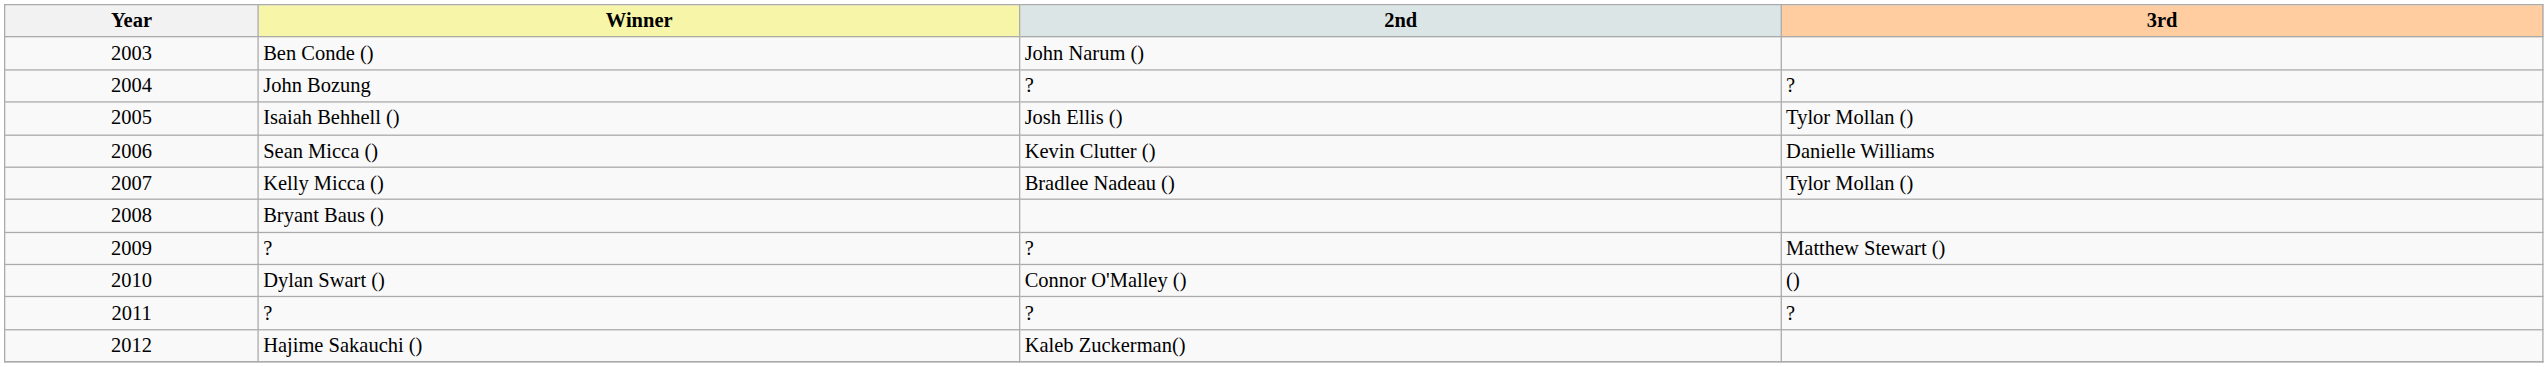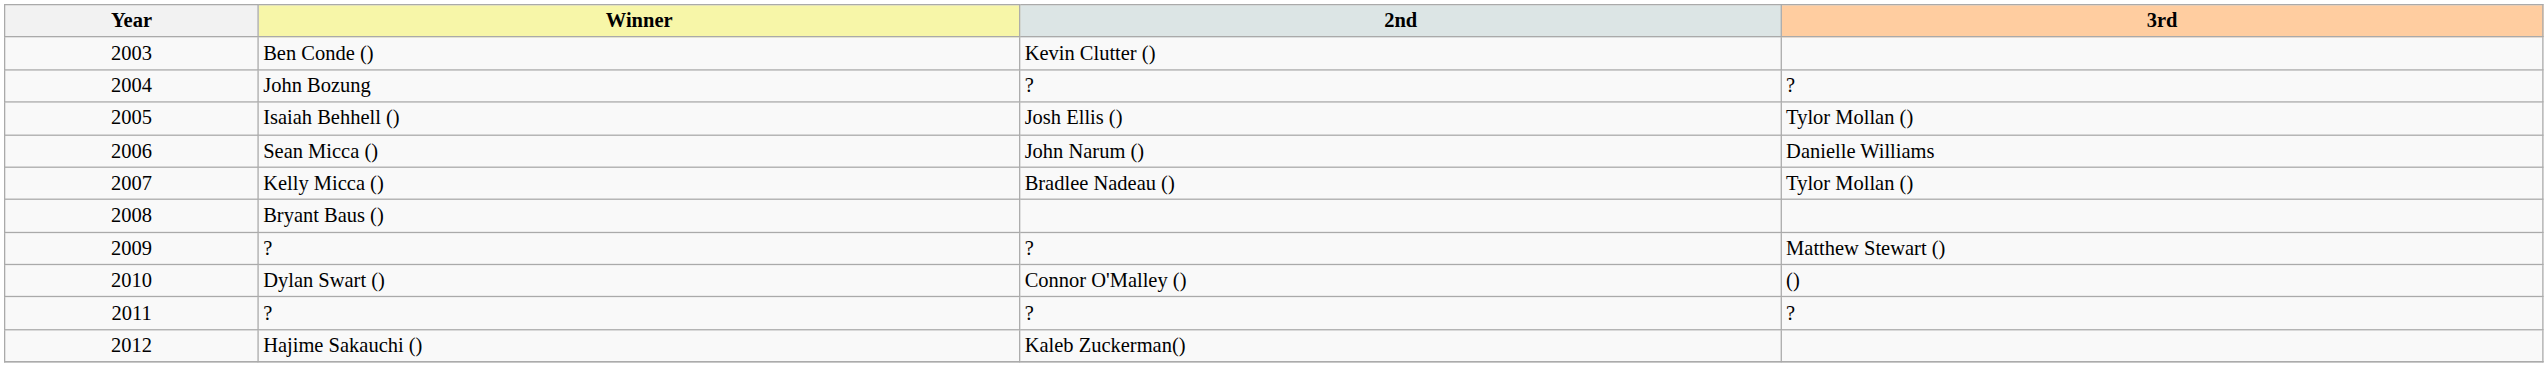(1084, 53) John Narum () -> (1090, 53) Kevin Clutter ()
(1090, 150) Kevin Clutter () -> (1084, 150) John Narum ()
